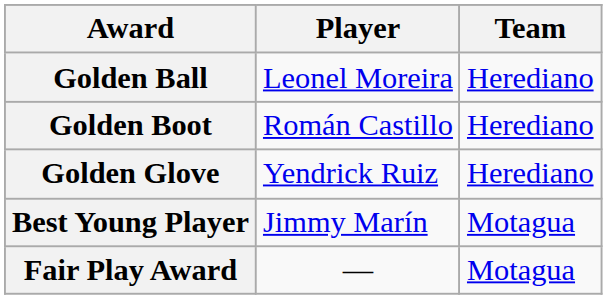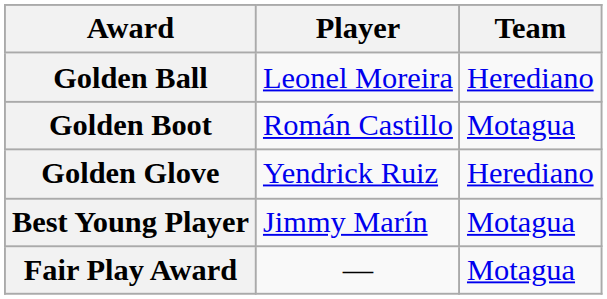(530, 125) Herediano -> (521, 125) Motagua
